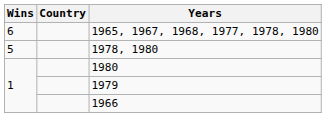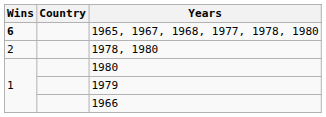(10, 32) normal -> (10, 32) bold
(10, 50) 5 -> (10, 50) 2
